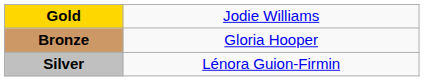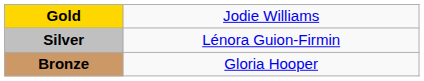rows swapped: (64, 64) <-> (64, 40)
